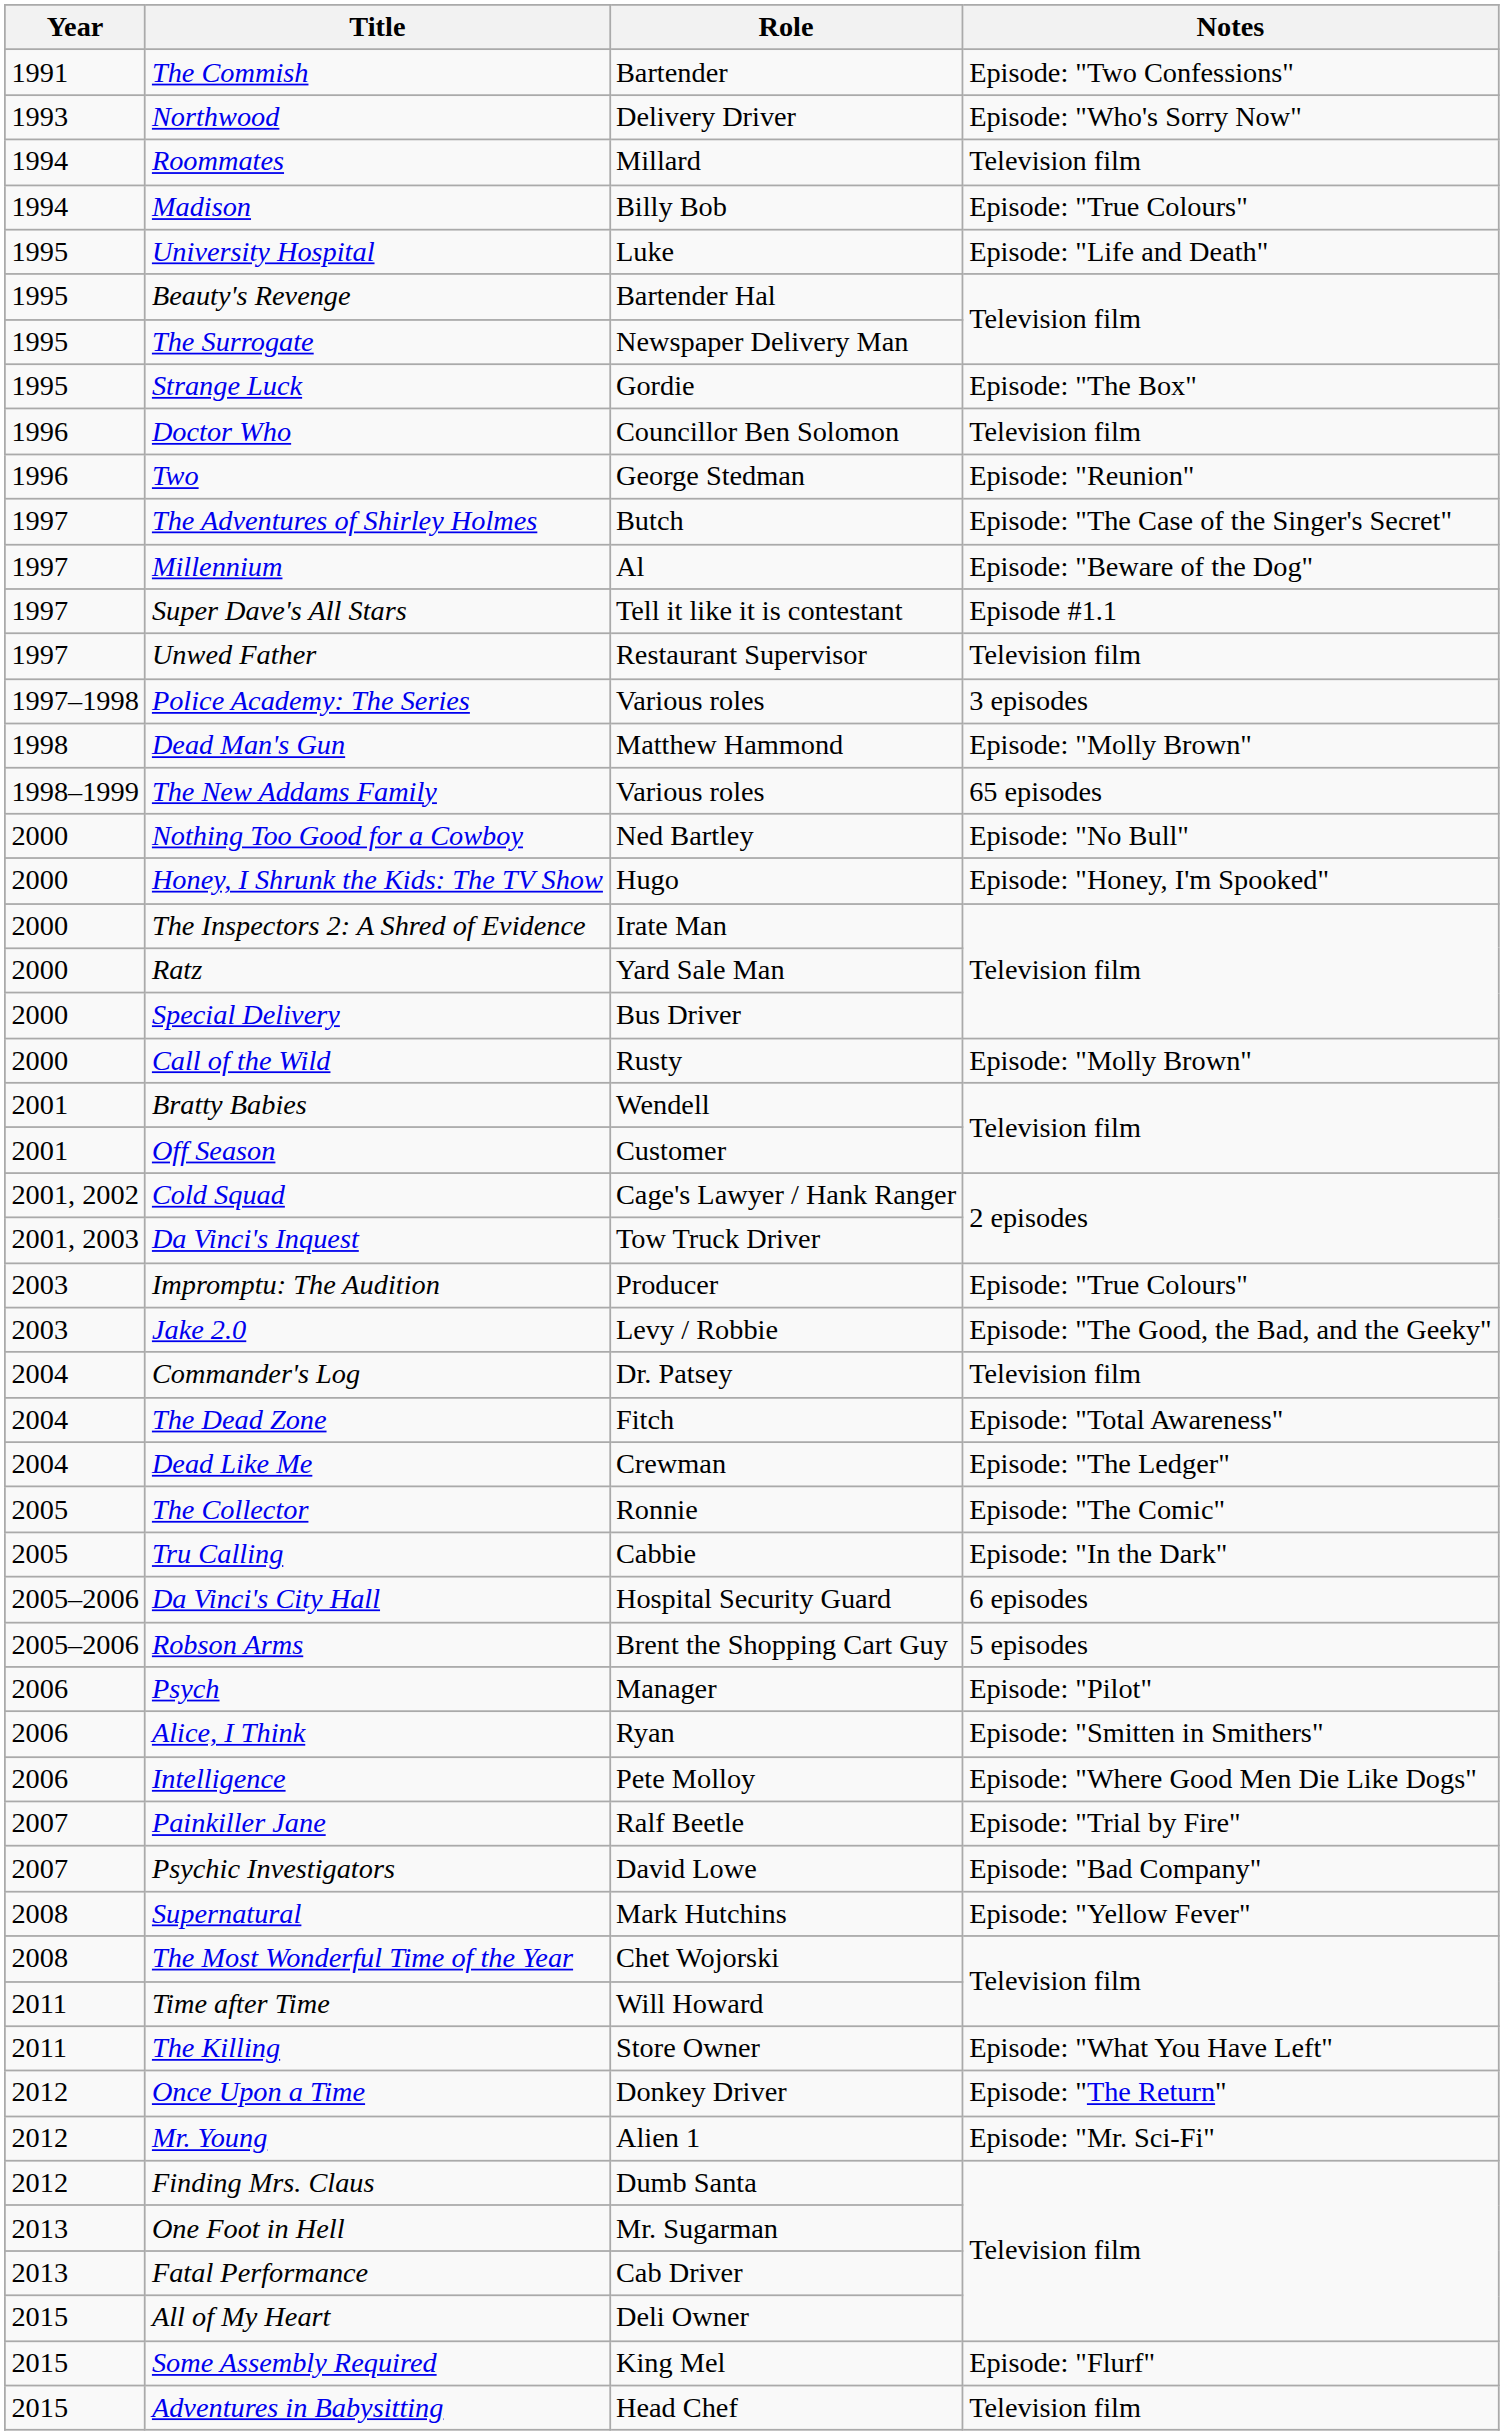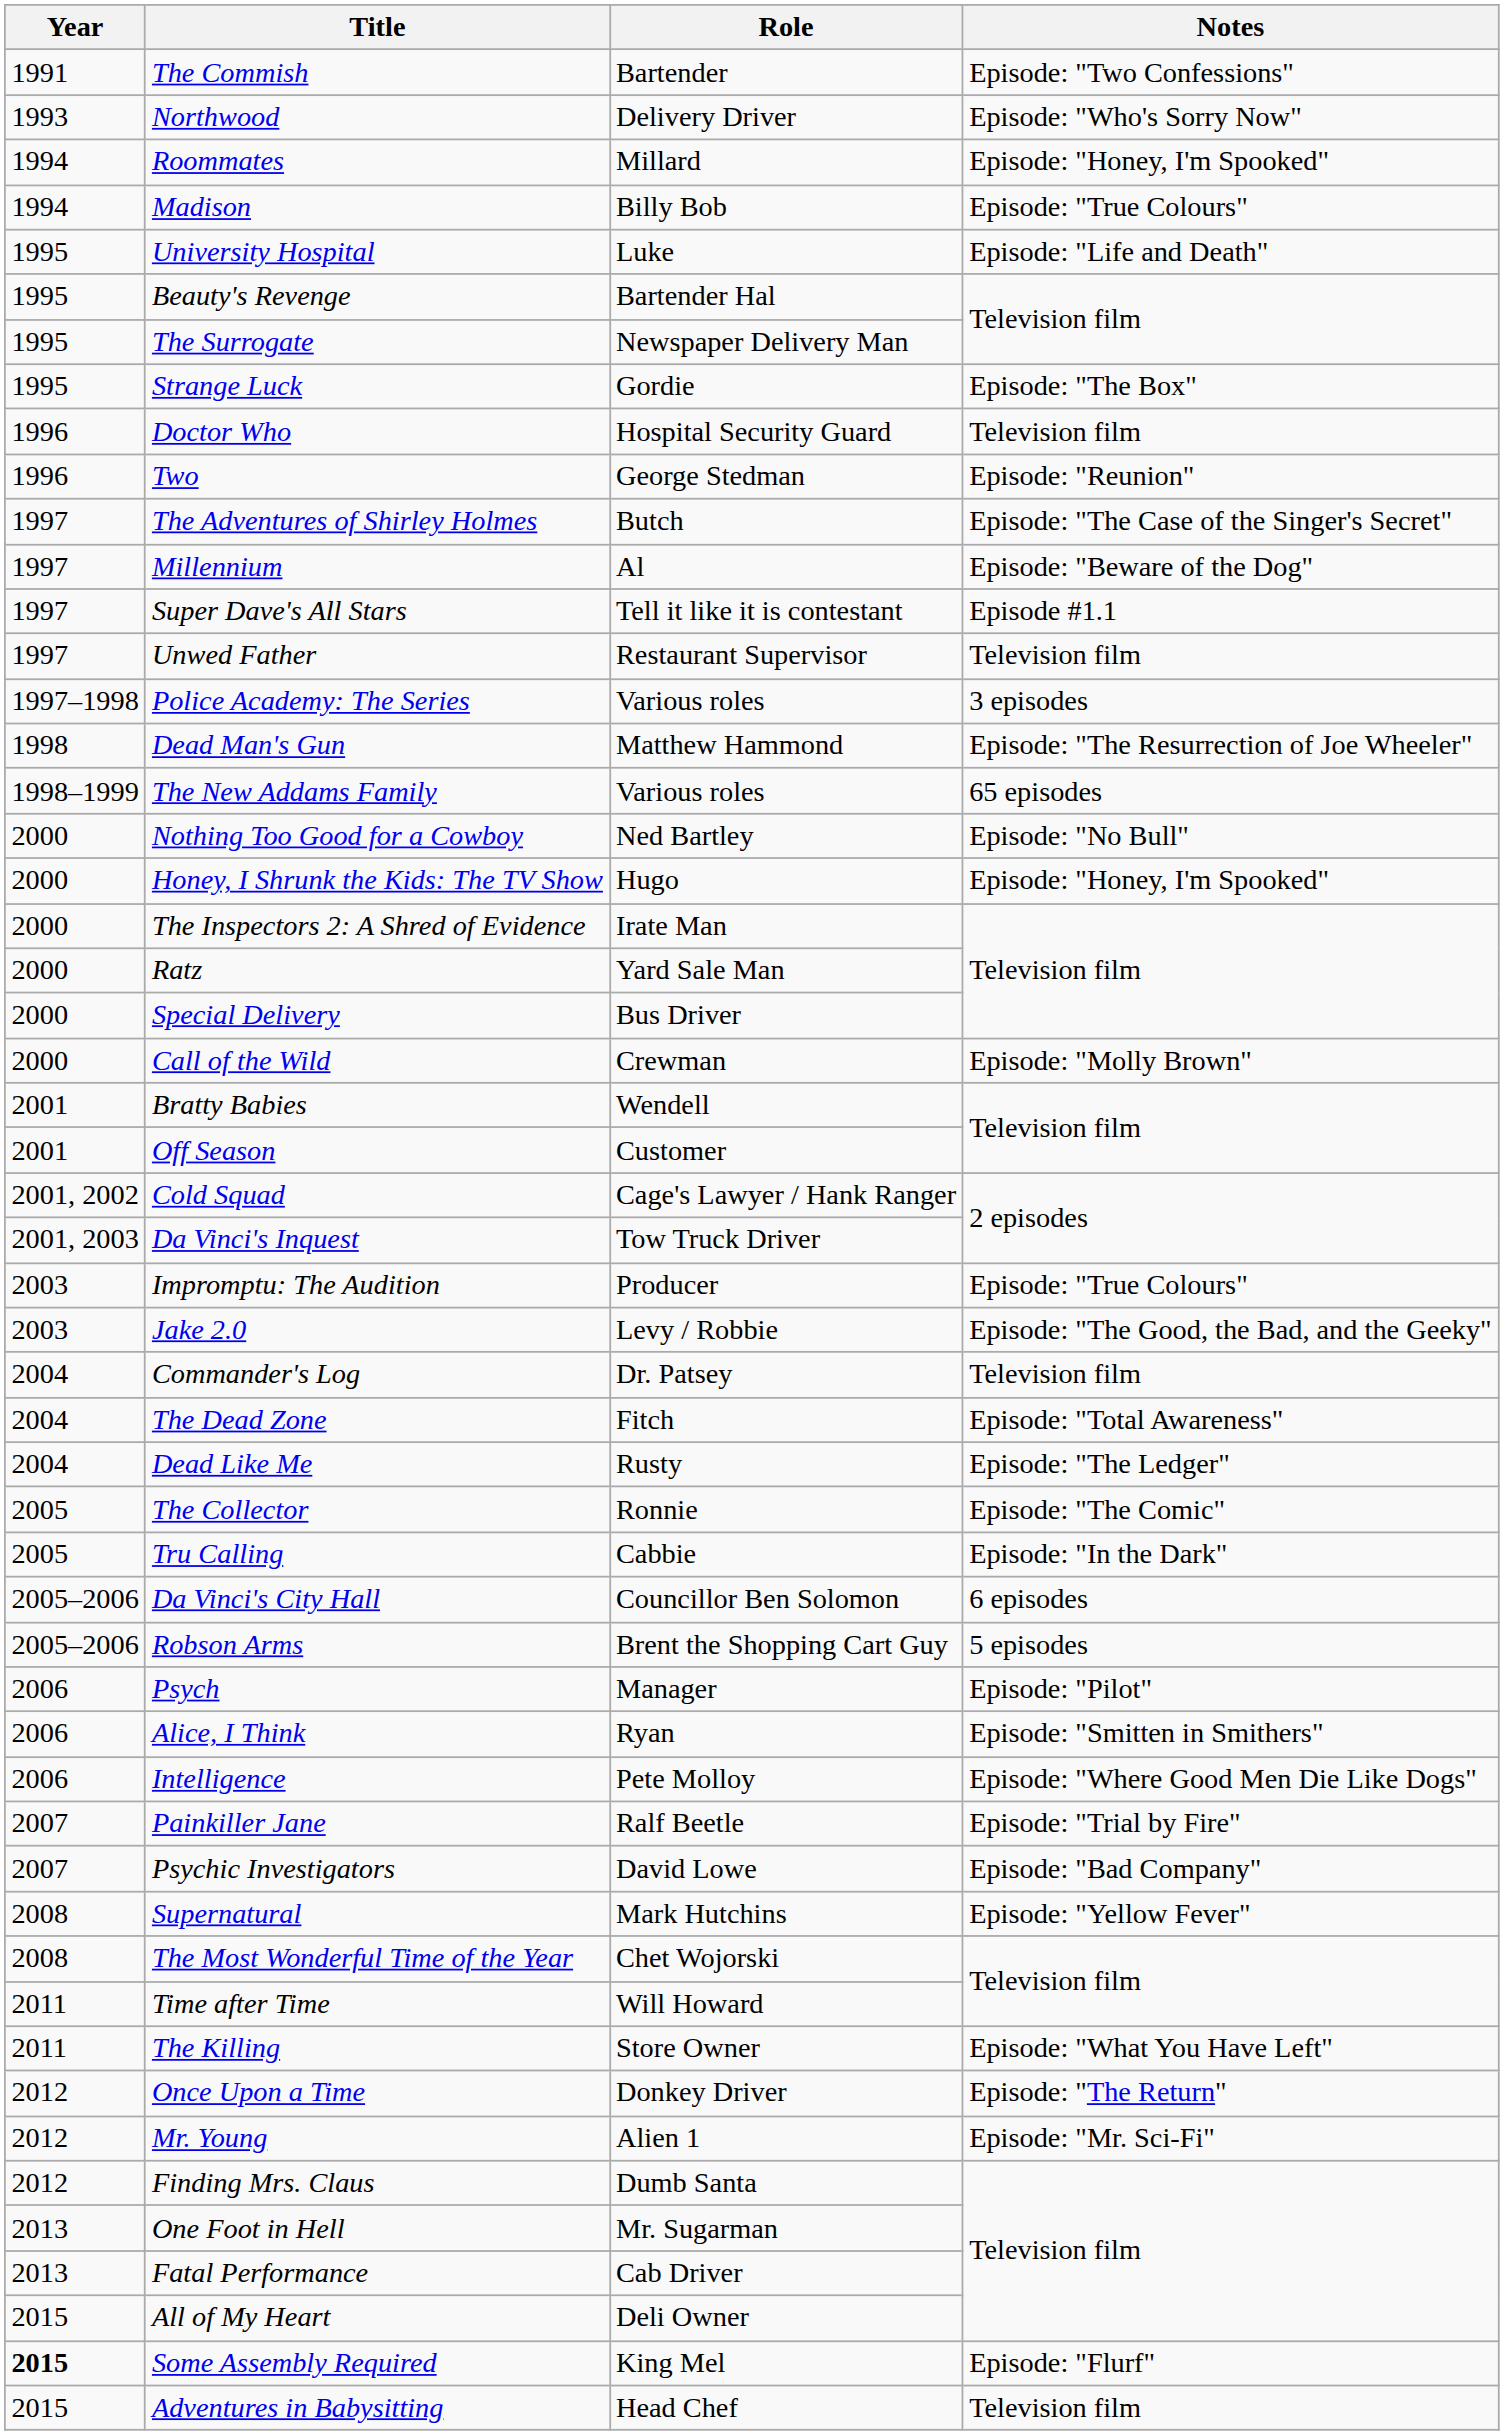(1055, 161) Television film -> (1149, 161) Episode: "Honey, I'm Spooked"
(758, 431) Councillor Ben Solomon -> (754, 431) Hospital Security Guard
(1111, 745) Episode: "Molly Brown" -> (1221, 745) Episode: "The Resurrection of Joe Wheeler"
(649, 1059) Rusty -> (671, 1059) Crewman
(671, 1464) Crewman -> (649, 1464) Rusty
(754, 1598) Hospital Security Guard -> (758, 1598) Councillor Ben Solomon
(40, 2362) normal -> (40, 2362) bold
